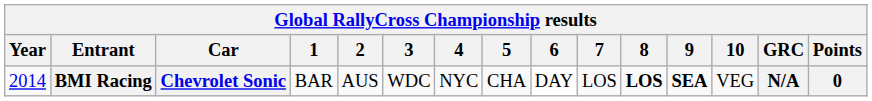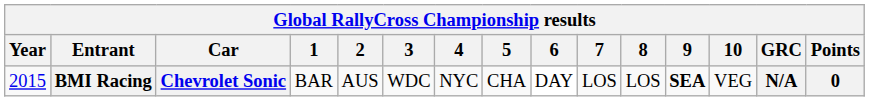(28, 80) 2014 -> (28, 80) 2015
(644, 80) bold -> (643, 80) normal
